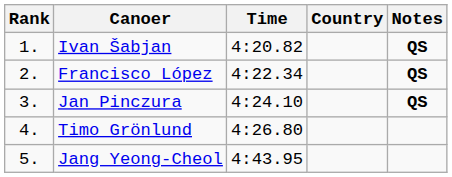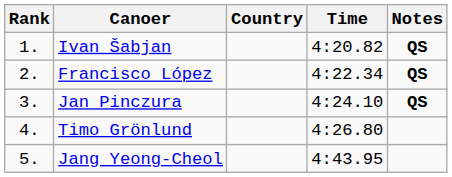columns swapped: (347, 19) <-> (267, 19)
